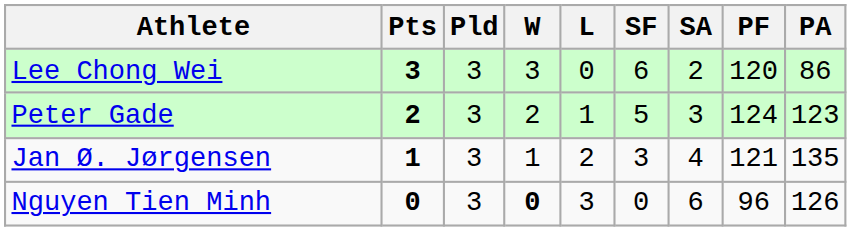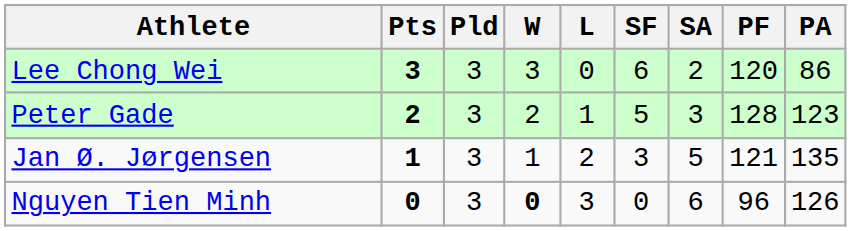(754, 115) 124 -> (754, 115) 128
(696, 159) 4 -> (696, 159) 5
